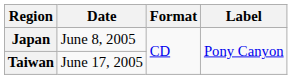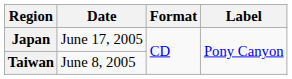(98, 39) June 8, 2005 -> (102, 39) June 17, 2005
(102, 62) June 17, 2005 -> (98, 62) June 8, 2005
